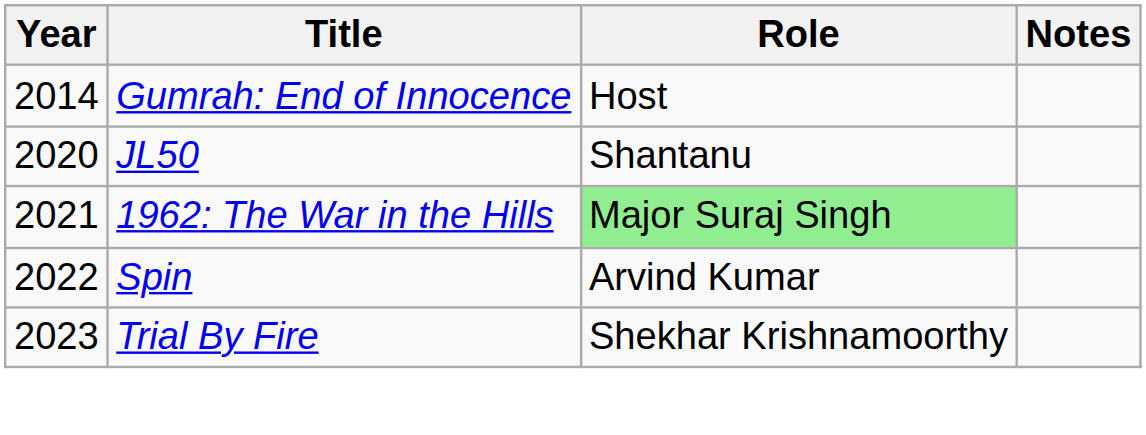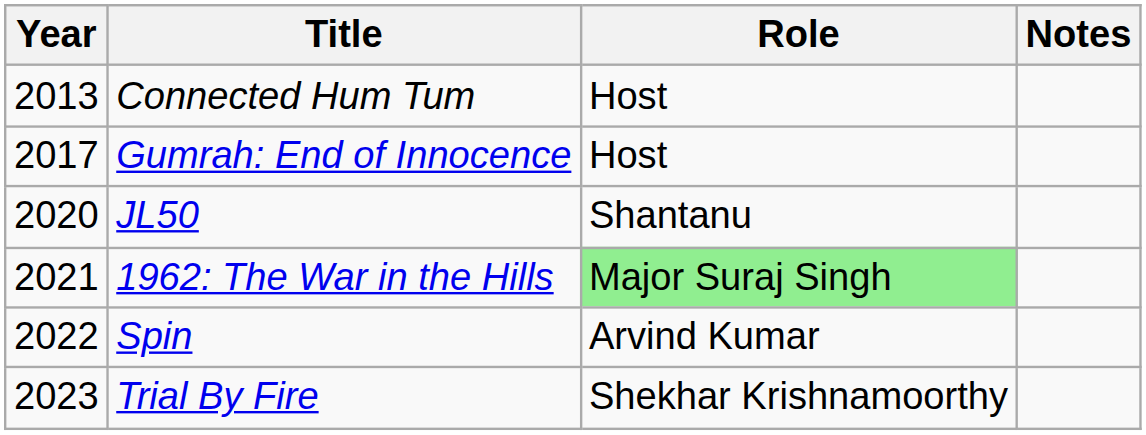+ row: (296, 95)
(56, 95) 2014 -> (56, 155) 2017
